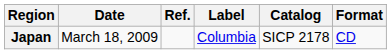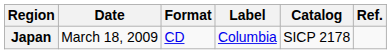columns swapped: (359, 15) <-> (178, 15)
